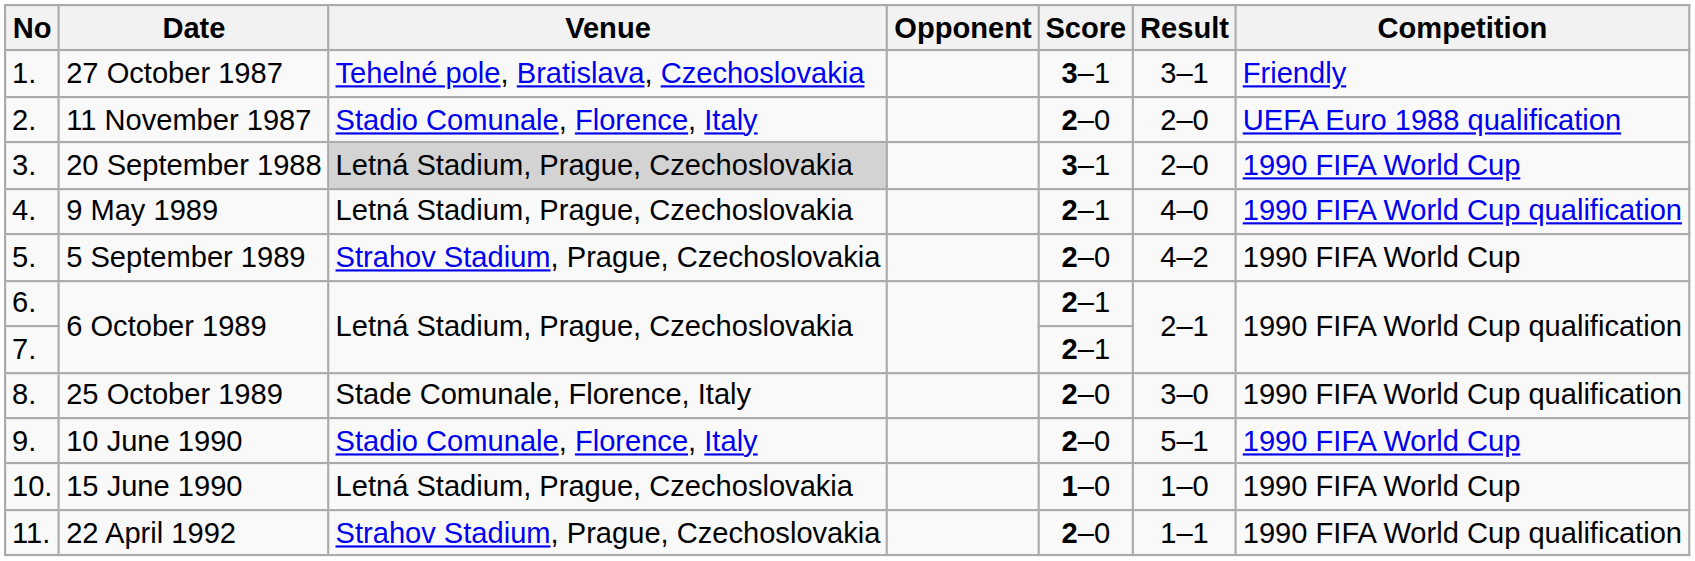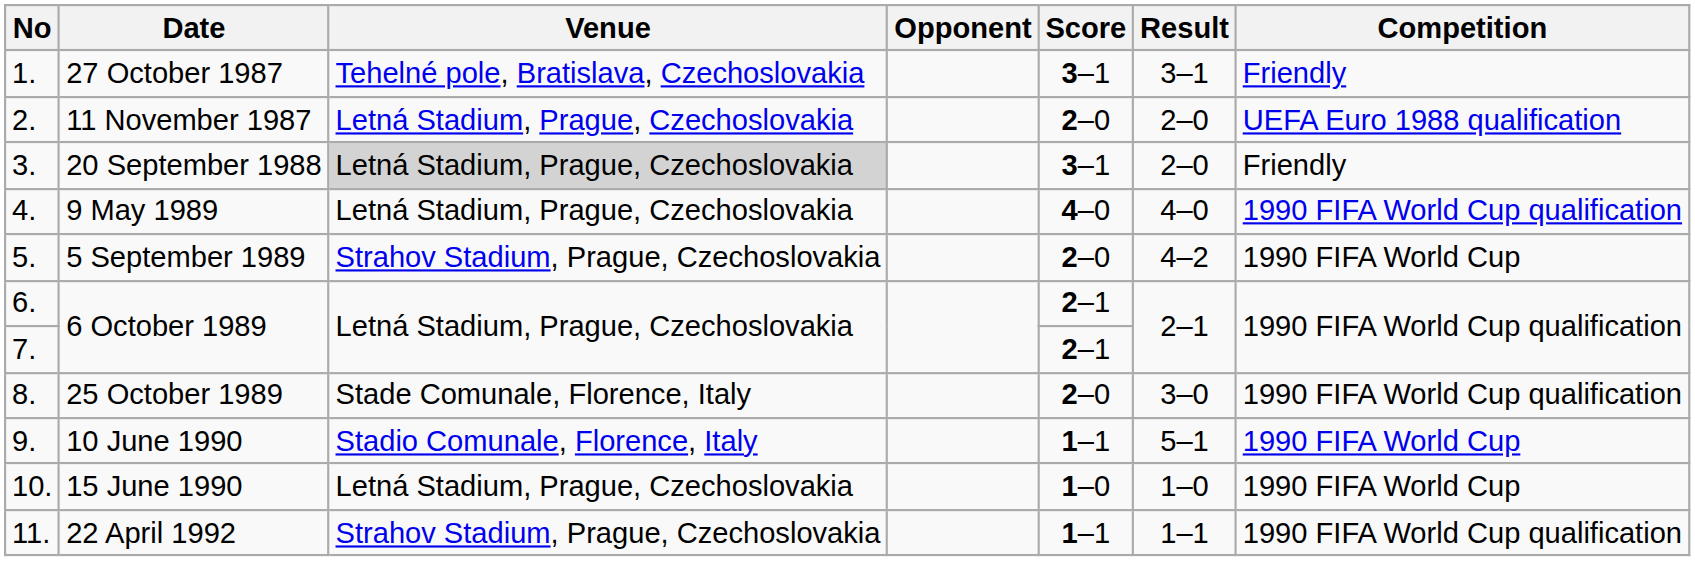(547, 119) Stadio Comunale, Florence, Italy -> (594, 119) Letná Stadium, Prague, Czechoslovakia
(1382, 165) 1990 FIFA World Cup -> (1294, 165) Friendly
(1086, 211) 2–1 -> (1086, 211) 4–0
(1086, 440) 2–0 -> (1086, 440) 1–1
(1086, 532) 2–0 -> (1086, 532) 1–1
